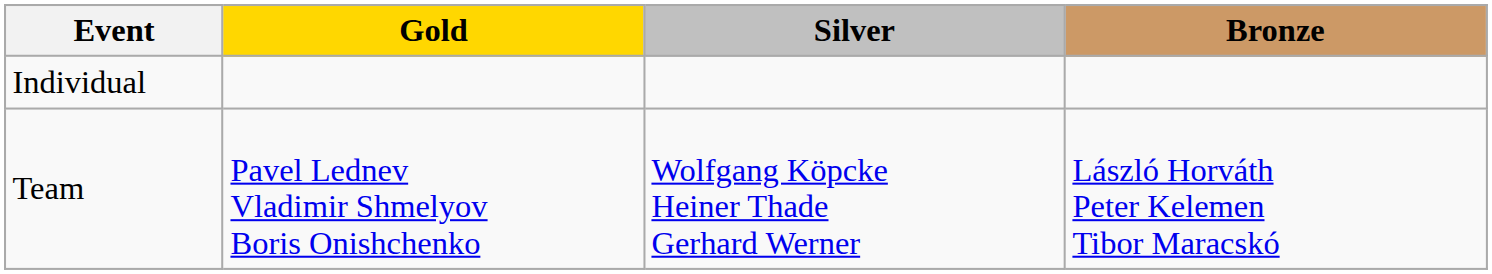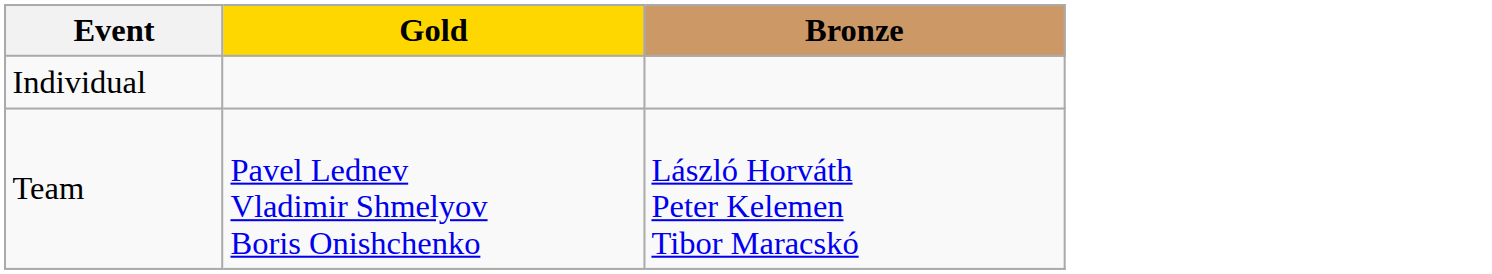- column: (854, 30)
